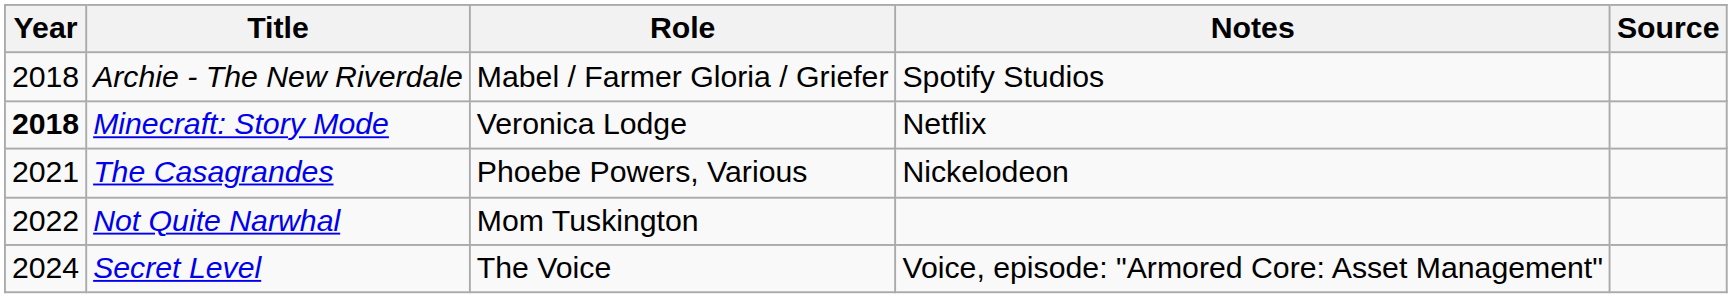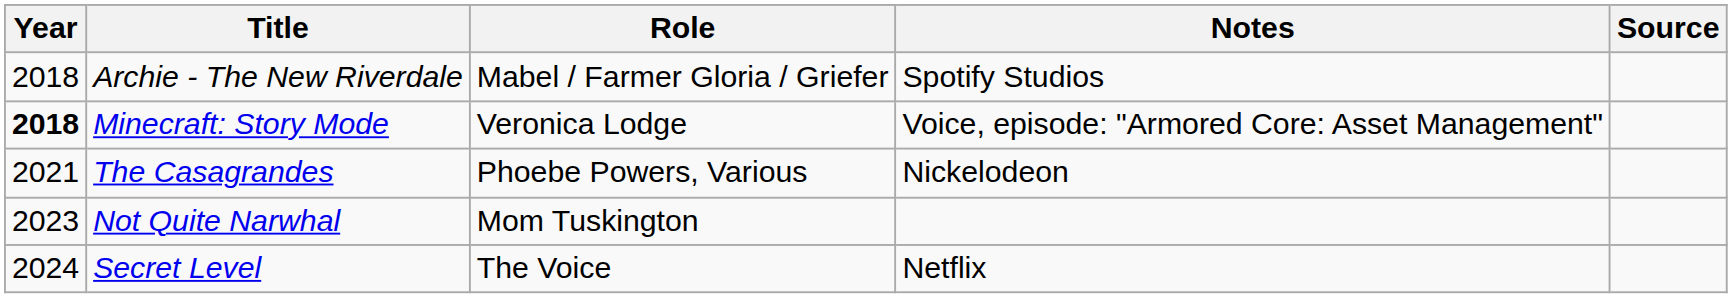(944, 124) Netflix -> (1253, 124) Voice, episode: "Armored Core: Asset Management"
(46, 220) 2022 -> (46, 220) 2023
(1253, 268) Voice, episode: "Armored Core: Asset Management" -> (944, 268) Netflix
